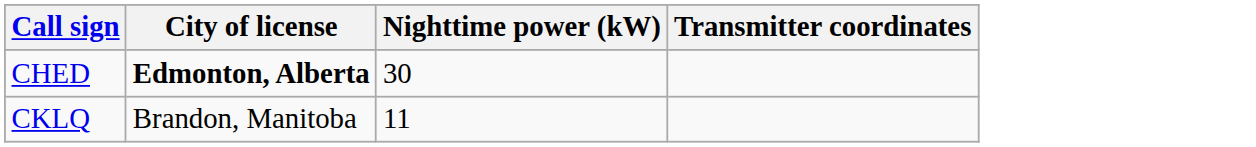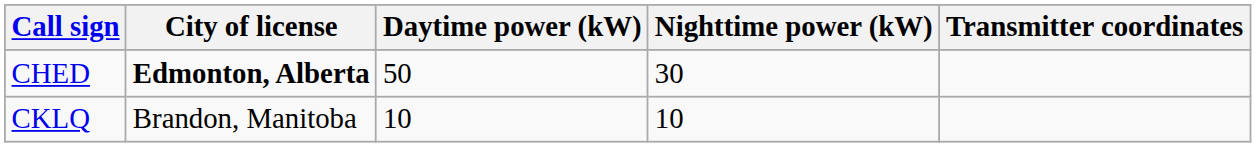+ column: (512, 27)
(397, 118) 11 -> (669, 118) 10
